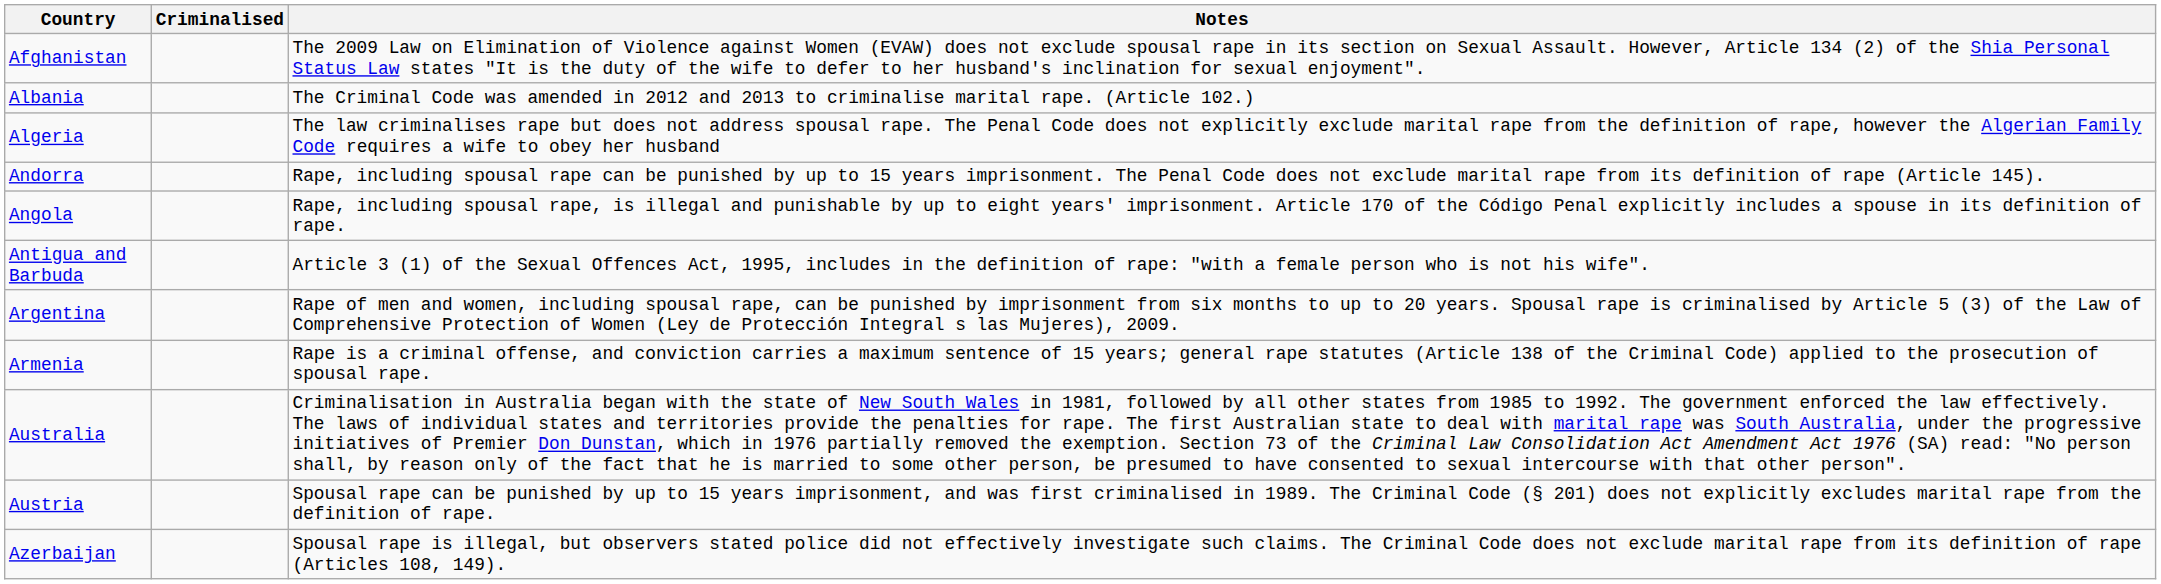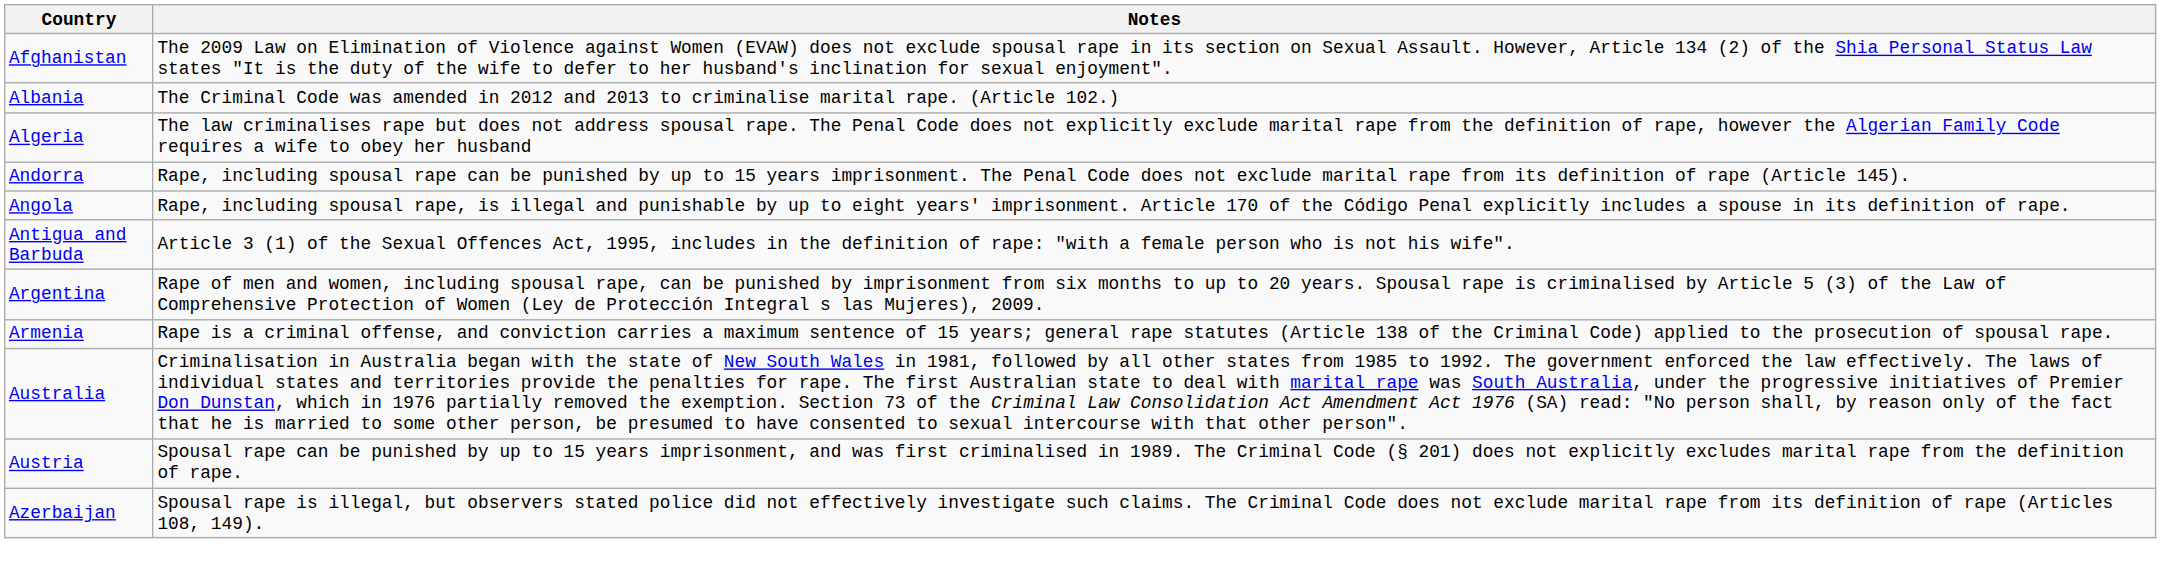- column: (220, 19)
